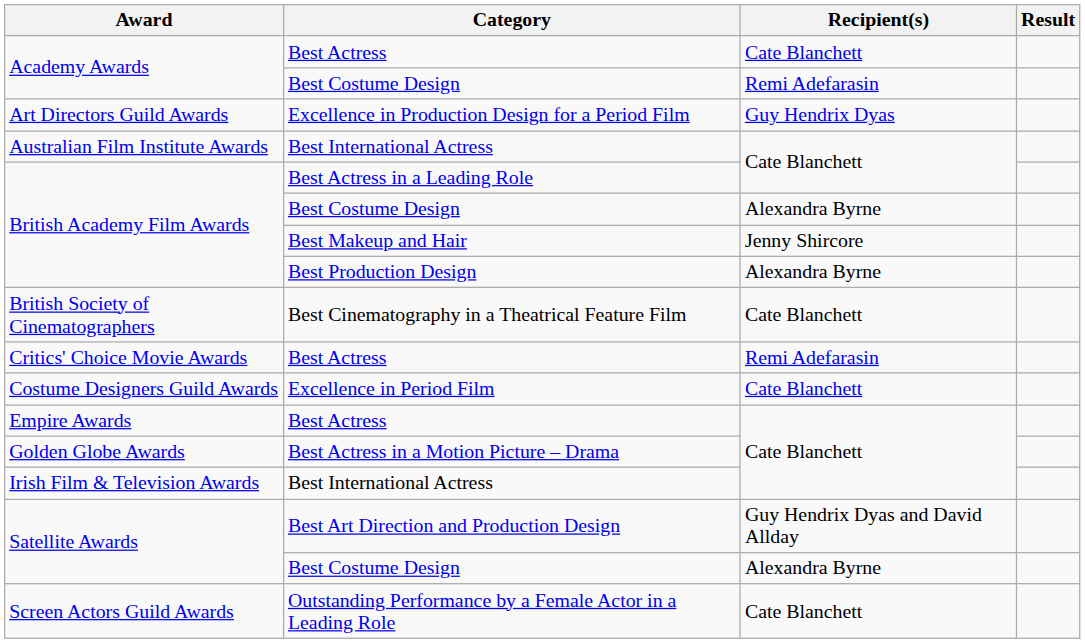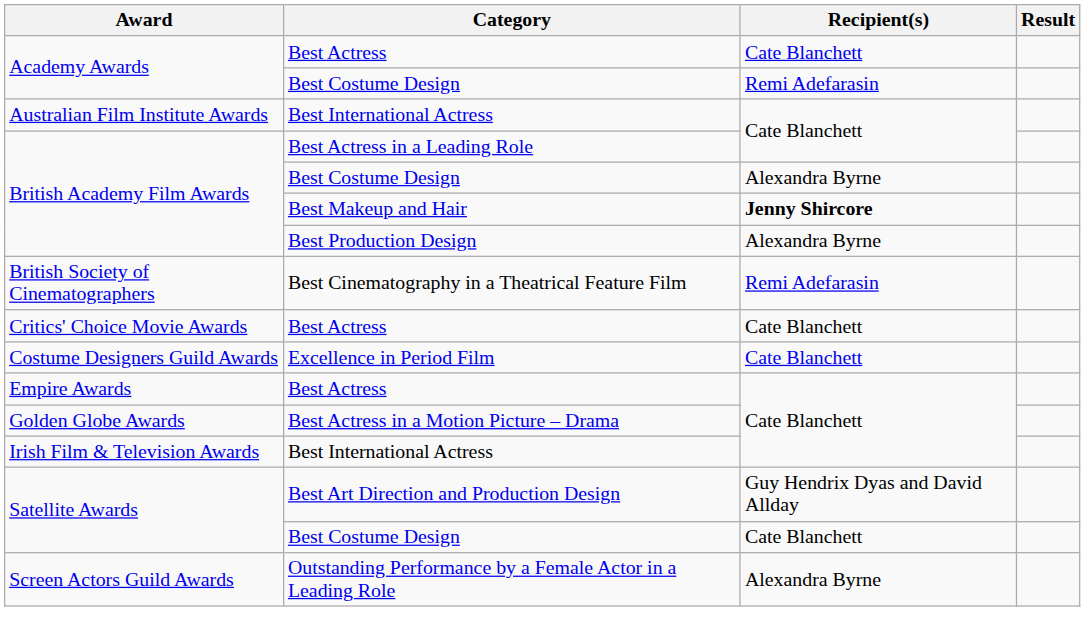- row: (119, 114)
(804, 240) normal -> (809, 209) bold
(804, 314) Cate Blanchett -> (812, 283) Remi Adefarasin
(812, 357) Remi Adefarasin -> (804, 325) Cate Blanchett
(813, 568) Alexandra Byrne -> (804, 536) Cate Blanchett
(804, 610) Cate Blanchett -> (813, 579) Alexandra Byrne
